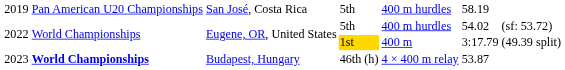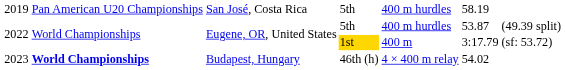(475, 25) 54.02 -> (475, 25) 53.87
(527, 25) (sf: 53.72) -> (531, 25) (49.39 split)
(531, 42) (49.39 split) -> (527, 42) (sf: 53.72)
(475, 59) 53.87 -> (475, 59) 54.02
